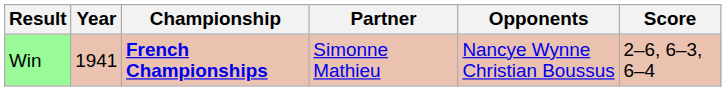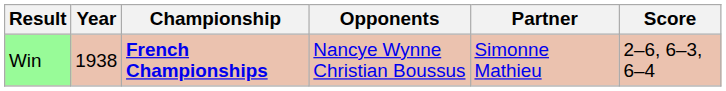columns swapped: (384, 19) <-> (539, 19)
(96, 60) 1941 -> (96, 60) 1938
